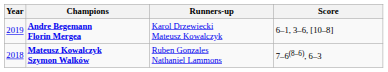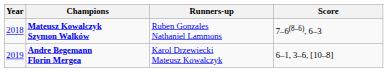rows swapped: (60, 31) <-> (65, 55)
